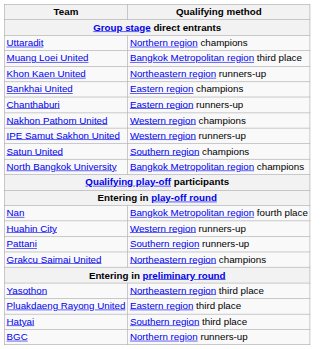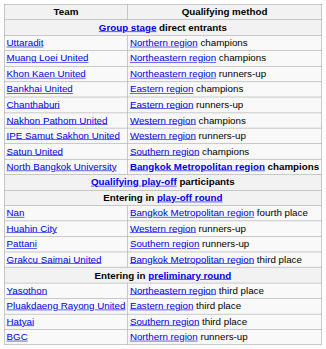(216, 58) Bangkok Metropolitan region third place -> (198, 58) Northeastern region champions
(217, 167) normal -> (225, 167) bold
(198, 259) Northeastern region champions -> (216, 259) Bangkok Metropolitan region third place
